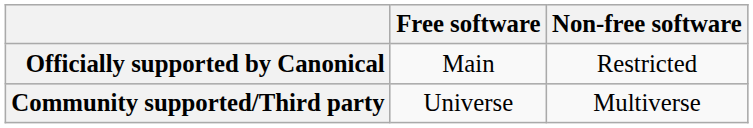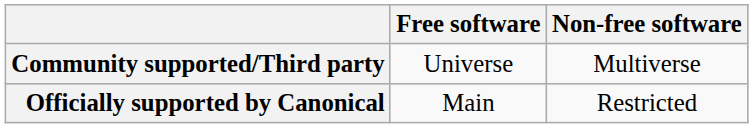rows swapped: (205, 63) <-> (198, 102)
